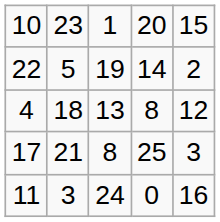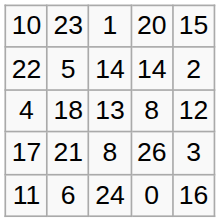(110, 68) 19 -> (110, 68) 14
(152, 152) 25 -> (152, 152) 26
(68, 194) 3 -> (68, 194) 6
